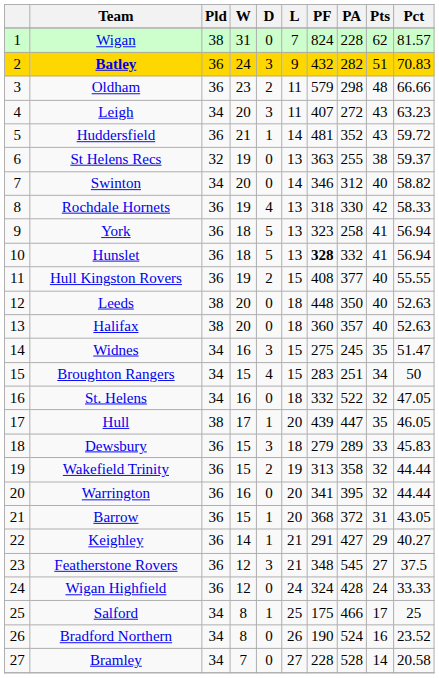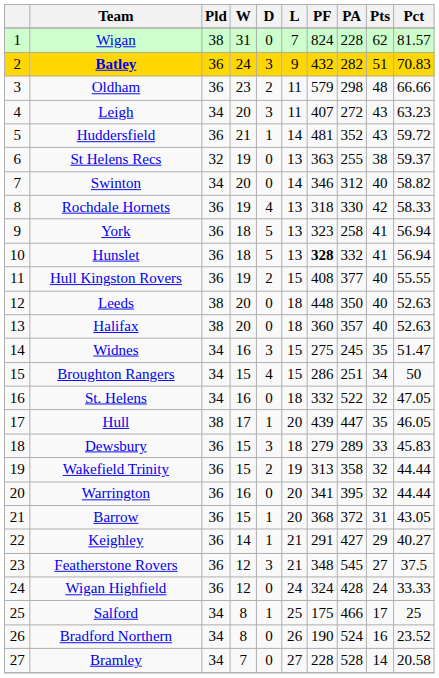(322, 374) 283 -> (322, 374) 286
